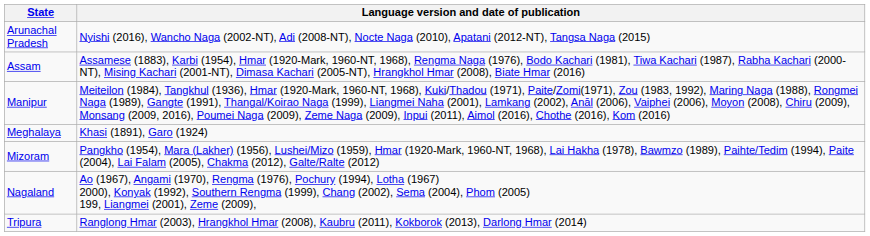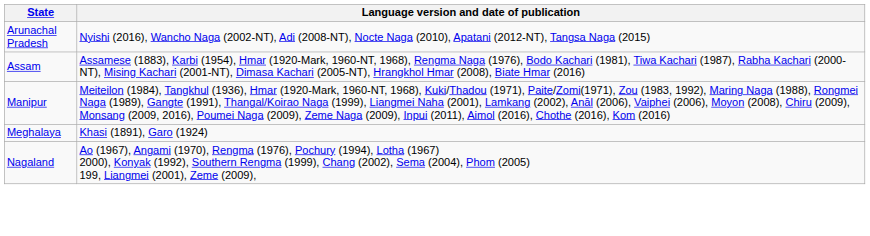- row: (28, 156)
- row: (24, 222)
